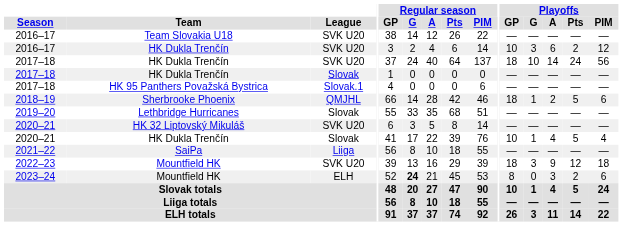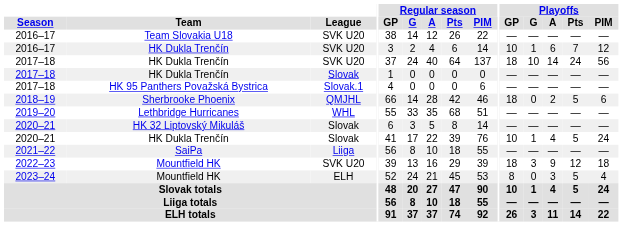(533, 48) 3 -> (533, 48) 1
(576, 48) 2 -> (576, 48) 7
(533, 100) 1 -> (533, 100) 0
(343, 112) Slovak -> (343, 112) WHL
(343, 125) SVK U20 -> (343, 125) Slovak
(604, 138) 4 -> (604, 138) 24
(413, 176) bold -> (413, 176) normal
(576, 176) 2 -> (576, 176) 5
(604, 176) 6 -> (604, 176) 4
